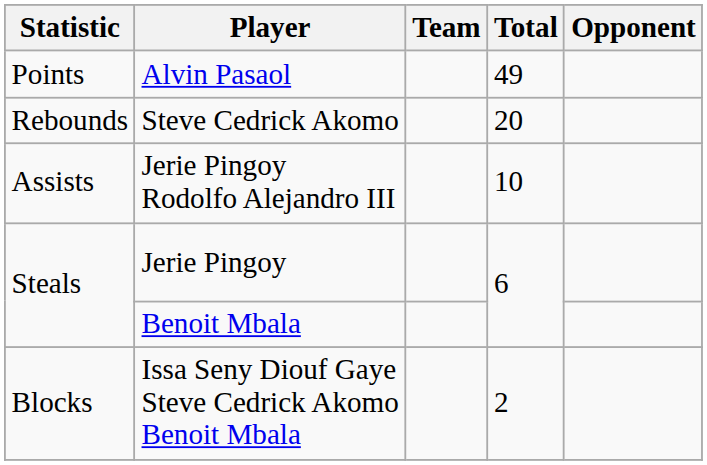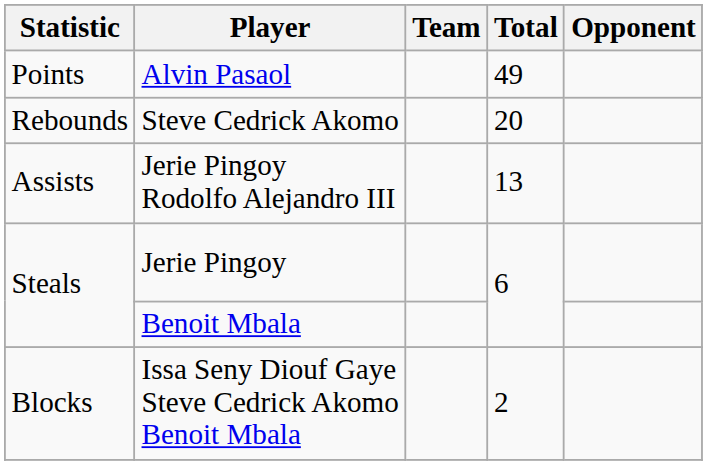(509, 182) 10 -> (509, 182) 13
